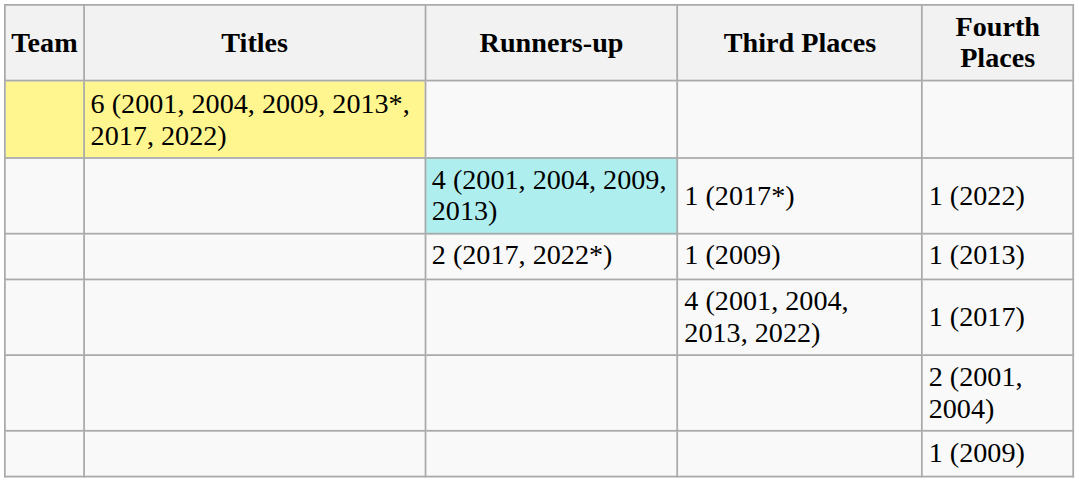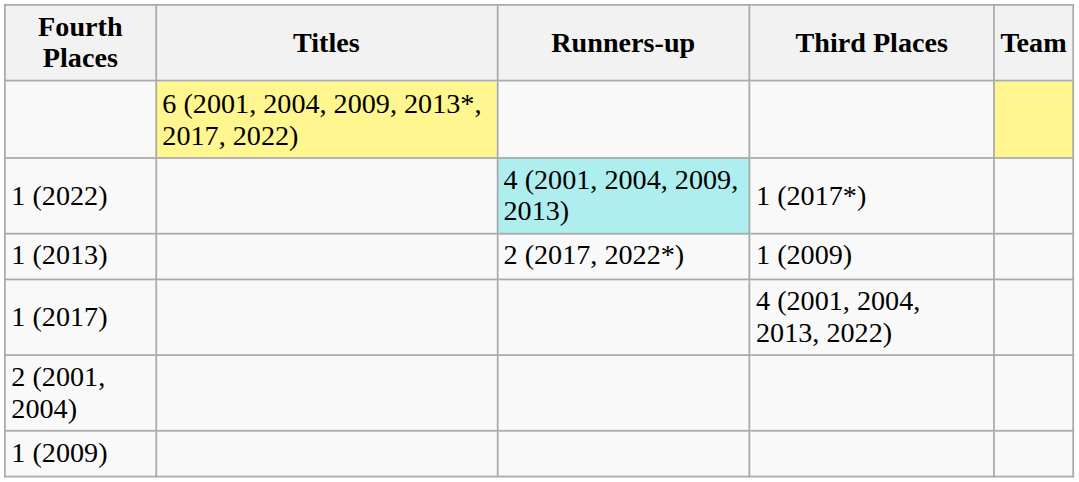columns swapped: (44, 42) <-> (998, 42)
